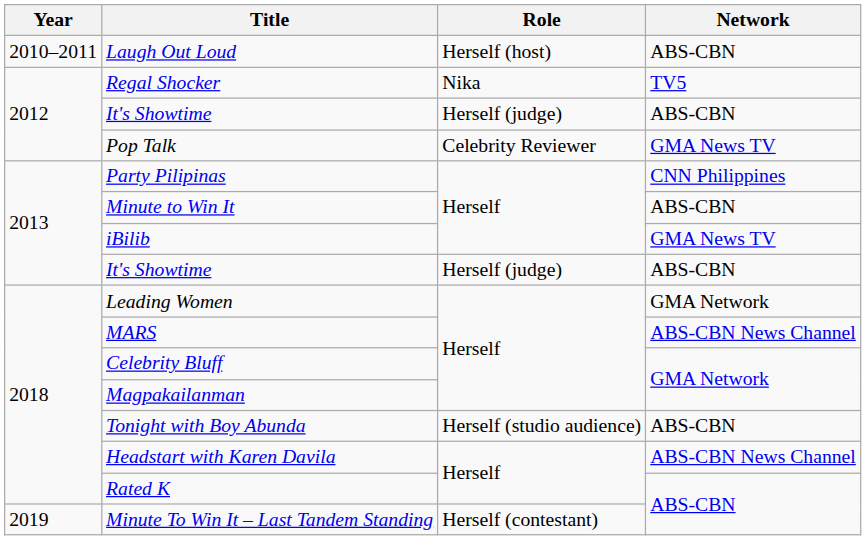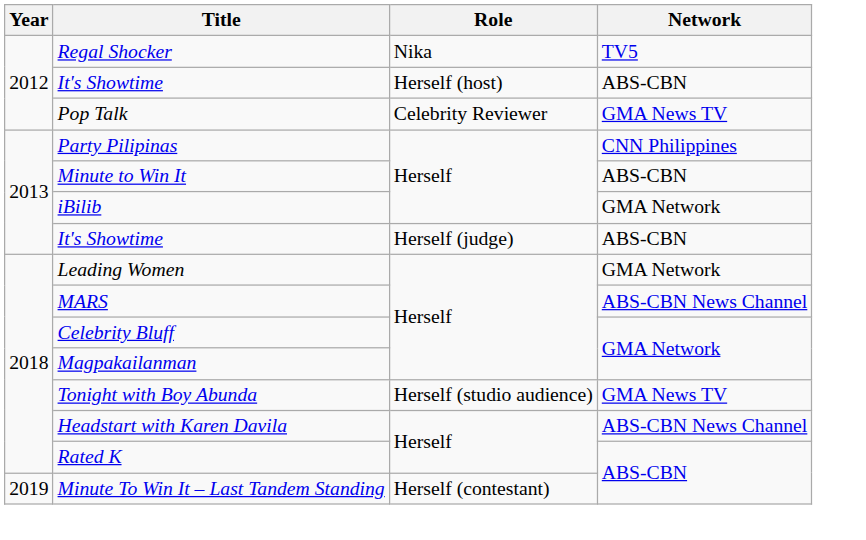- row: (53, 51)
(502, 113) Herself (judge) -> (448, 82) Herself (host)
(713, 238) GMA News TV -> (661, 207) GMA Network
(693, 425) ABS-CBN -> (664, 394) GMA News TV
